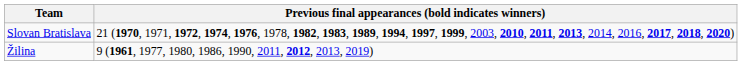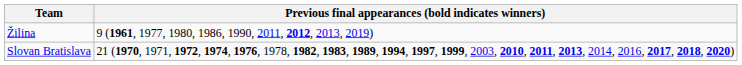rows swapped: (21, 51) <-> (49, 32)
